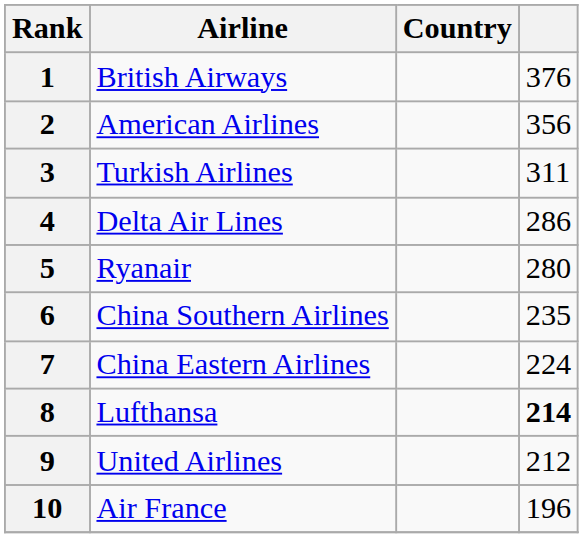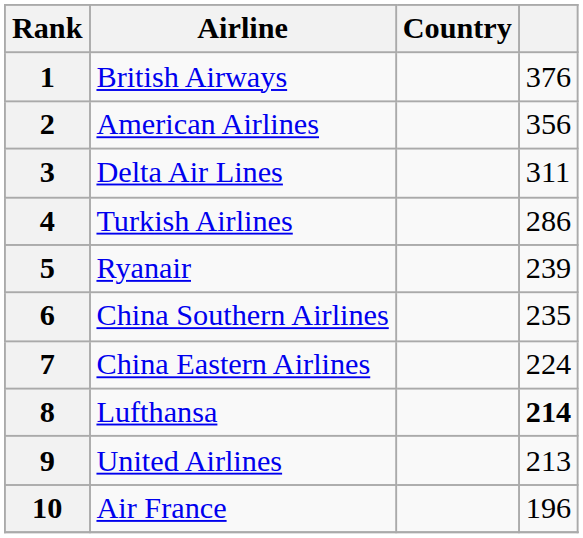(195, 172) Turkish Airlines -> (190, 172) Delta Air Lines
(190, 220) Delta Air Lines -> (195, 220) Turkish Airlines
(549, 268) 280 -> (549, 268) 239
(549, 460) 212 -> (549, 460) 213
